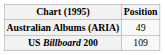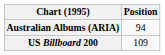(141, 27) 49 -> (141, 27) 94
